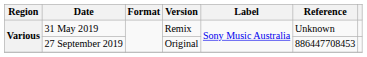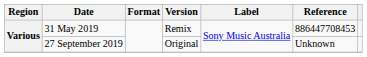(315, 28) Unknown -> (325, 28) 886447708453
(325, 44) 886447708453 -> (315, 44) Unknown
